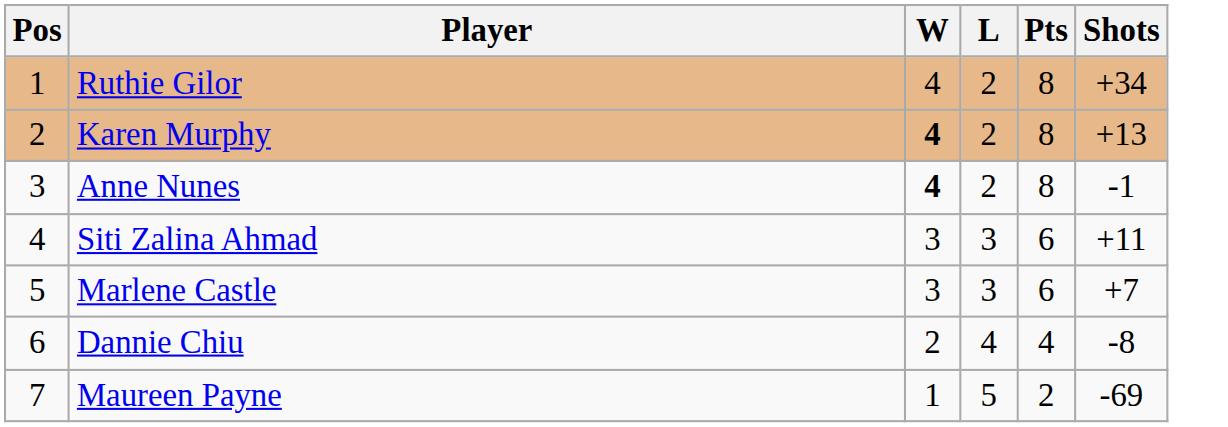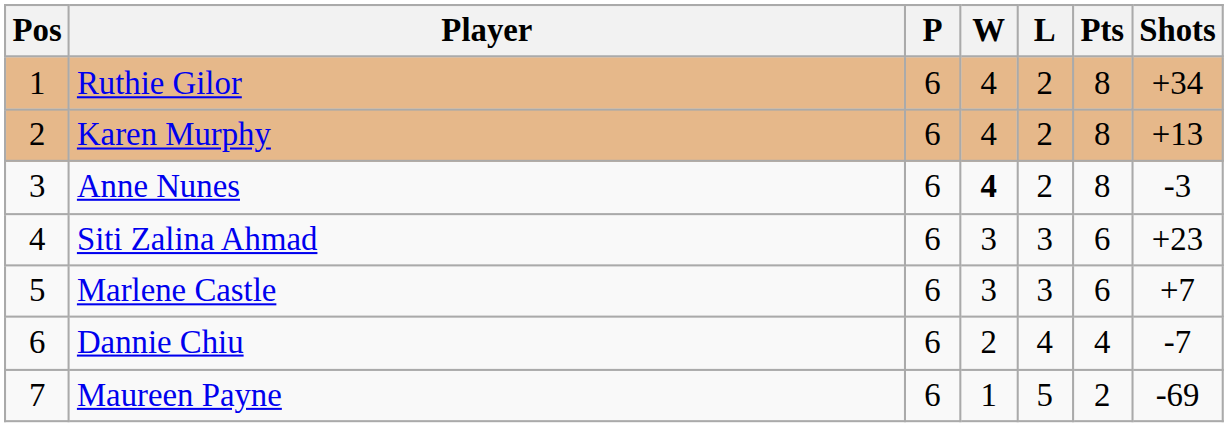+ column: (933, 30)
(933, 134) bold -> (989, 134) normal
(1121, 186) -1 -> (1178, 186) -3
(1121, 238) +11 -> (1177, 238) +23
(1121, 342) -8 -> (1178, 342) -7
